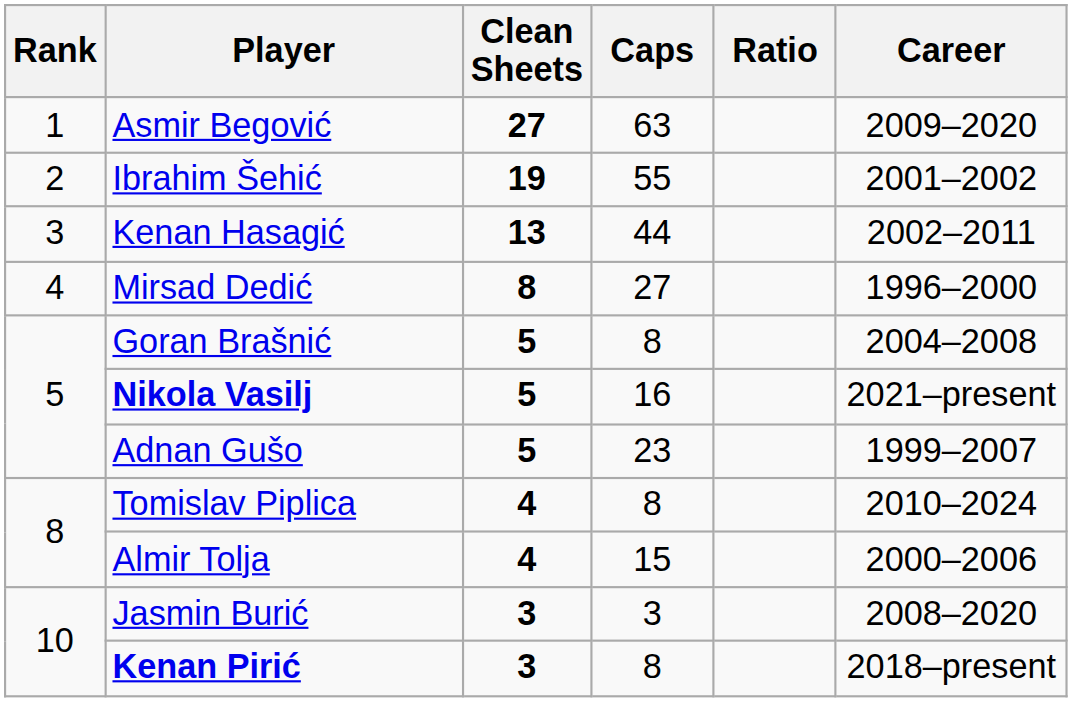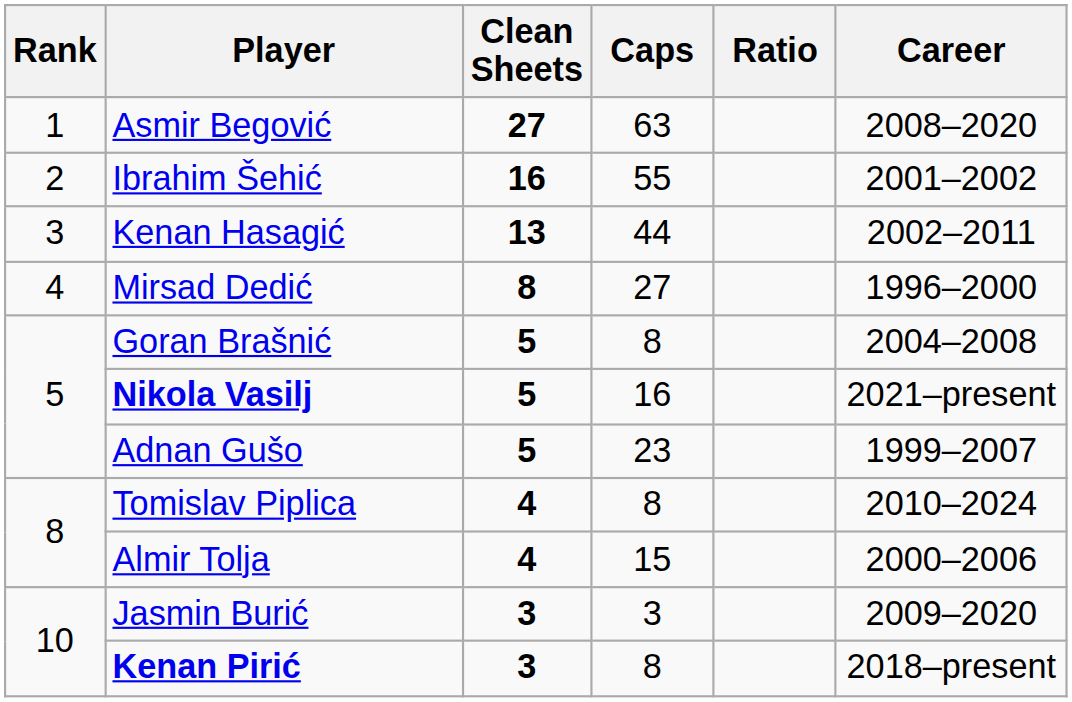(951, 124) 2009–2020 -> (951, 124) 2008–2020
(527, 178) 19 -> (527, 178) 16
(951, 613) 2008–2020 -> (951, 613) 2009–2020
